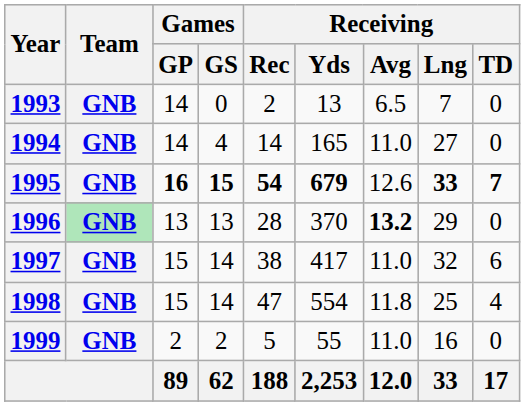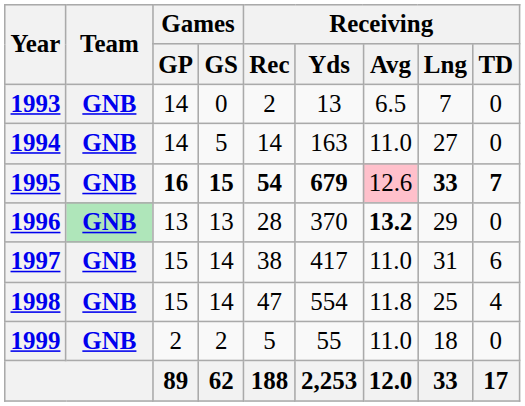(221, 143) 4 -> (221, 143) 5
(329, 143) 165 -> (329, 143) 163
(391, 182) no background -> (391, 182) pink background
(445, 261) 32 -> (445, 261) 31
(445, 340) 16 -> (445, 340) 18
